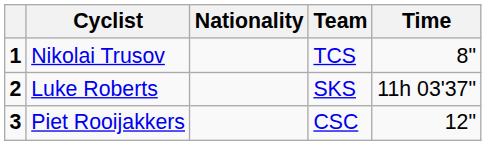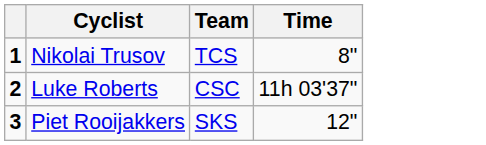- column: (249, 21)
(335, 88) SKS -> (217, 88) CSC
(336, 122) CSC -> (216, 122) SKS
